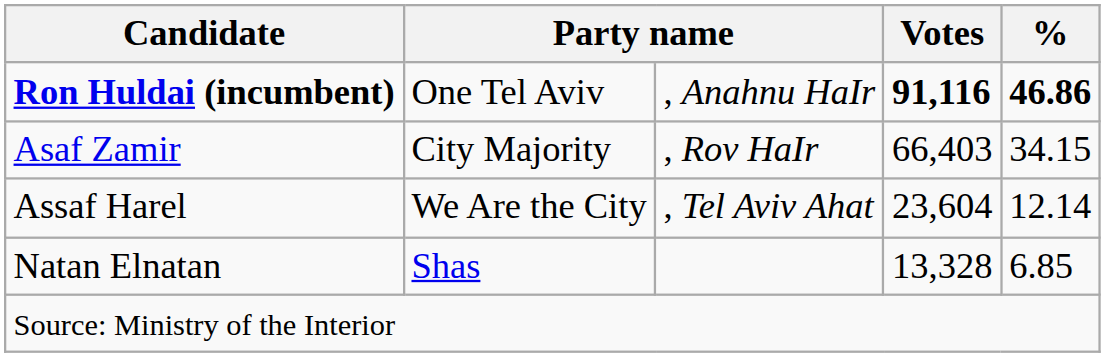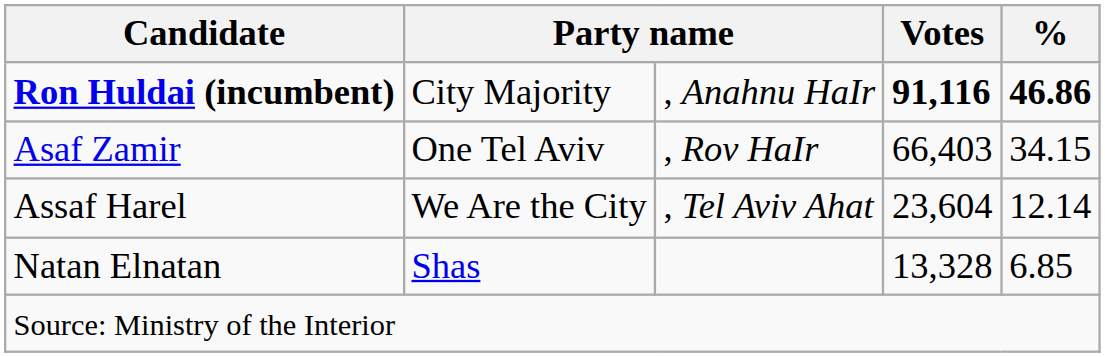(508, 91) One Tel Aviv -> (511, 91) City Majority
(511, 149) City Majority -> (508, 149) One Tel Aviv
